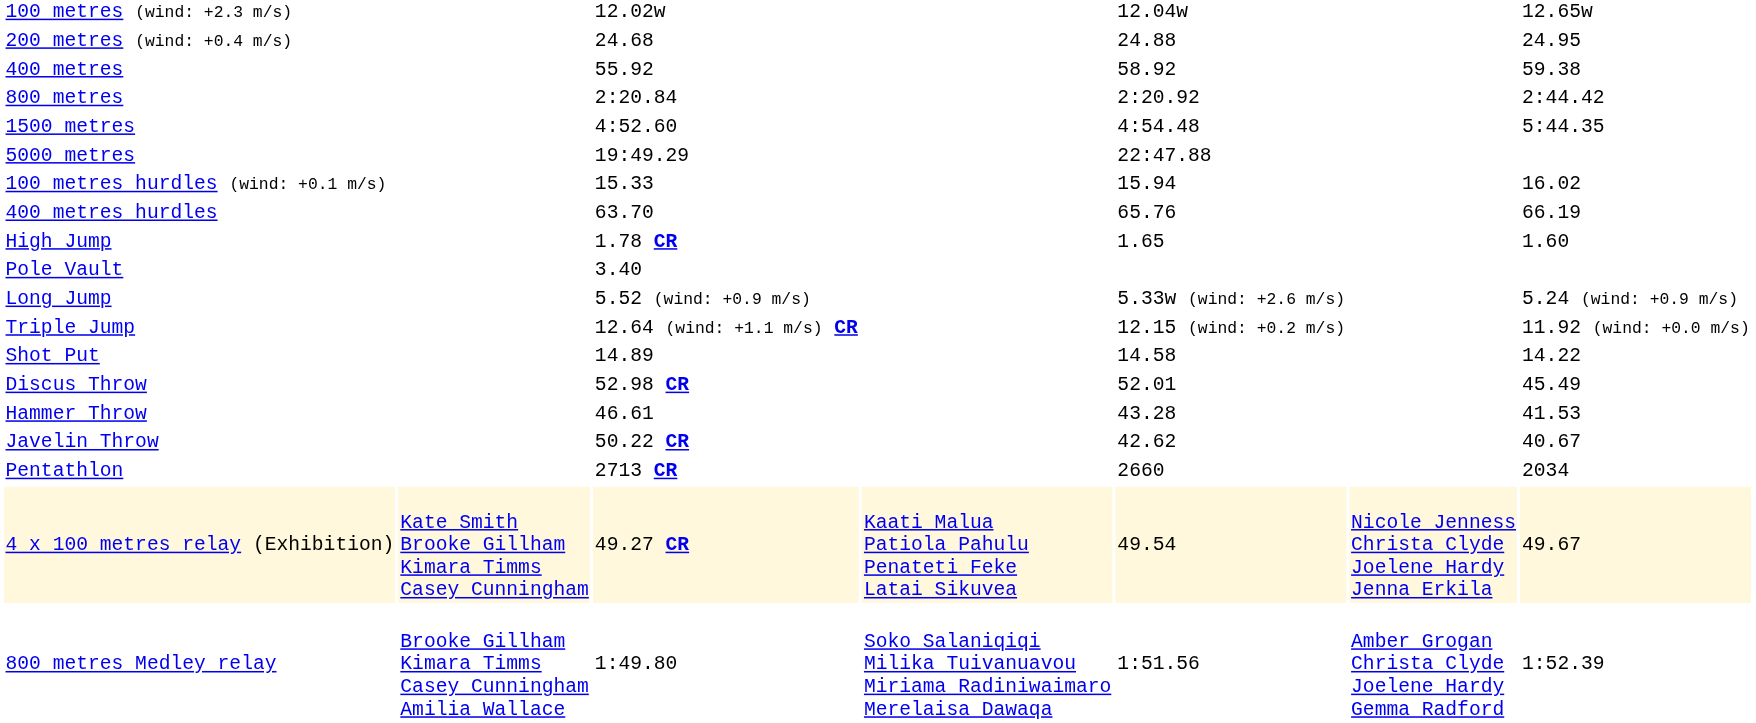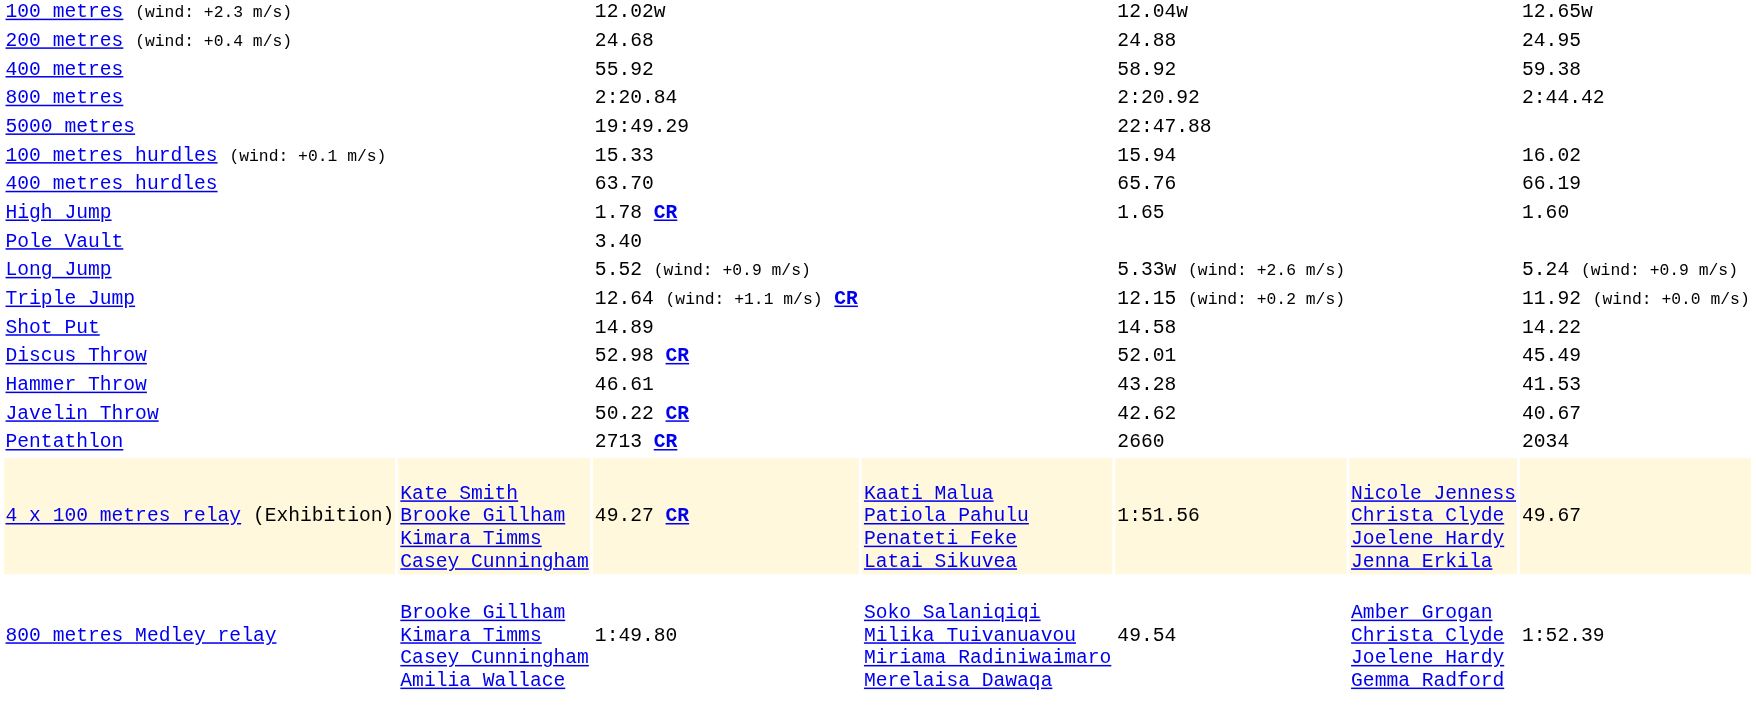- row: (70, 127)
(1147, 545) 49.54 -> (1159, 516) 1:51.56
(1159, 664) 1:51.56 -> (1147, 635) 49.54
